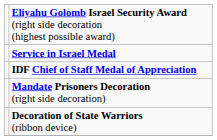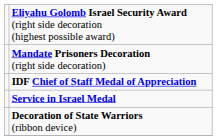rows swapped: (81, 92) <-> (64, 53)
